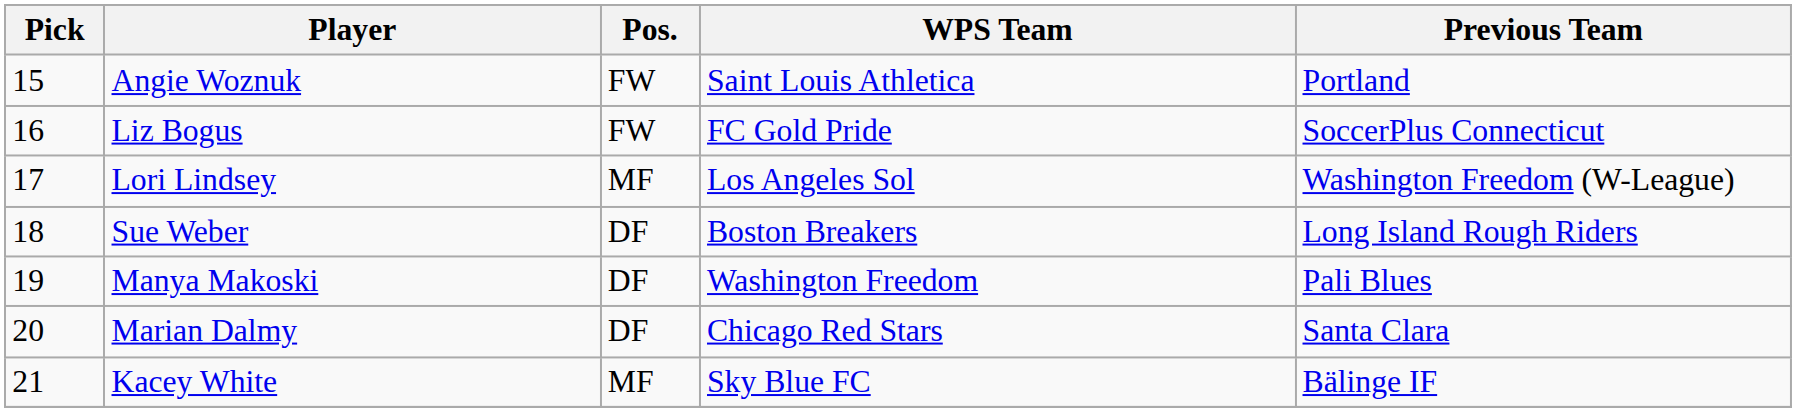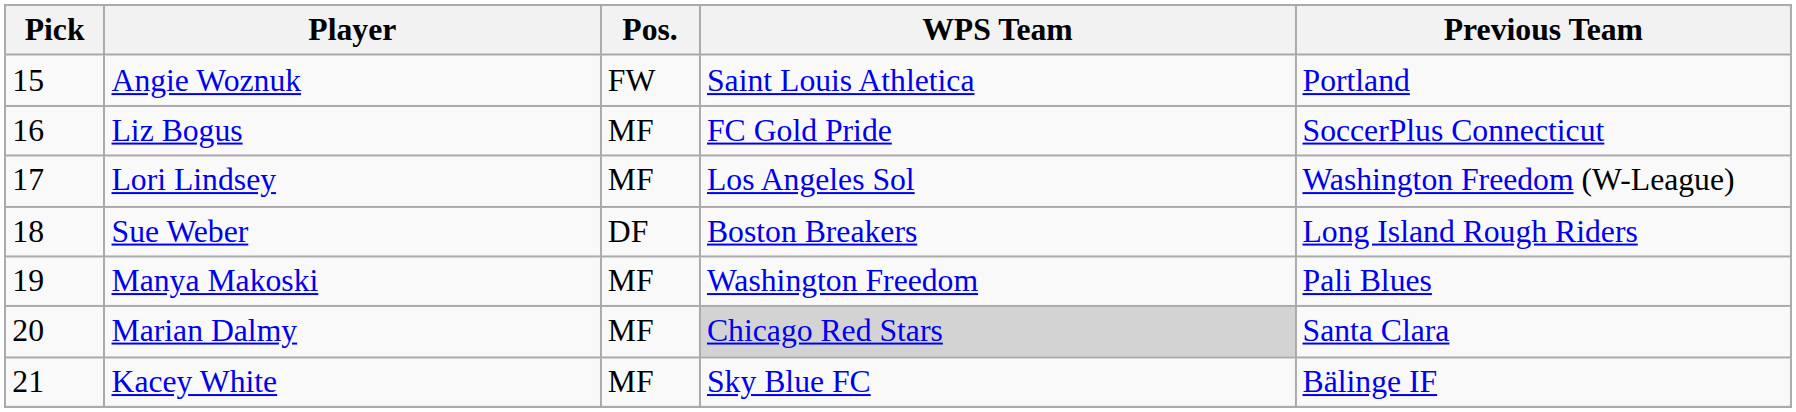(632, 130) FW -> (631, 130) MF
(628, 280) DF -> (631, 280) MF
(628, 331) DF -> (631, 331) MF
(825, 331) no background -> (825, 331) lightgrey background
